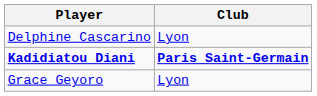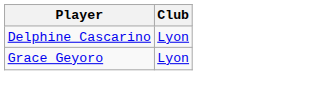- row: (71, 59)
